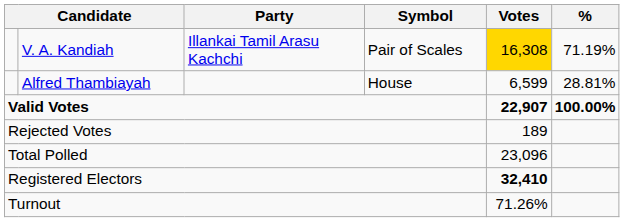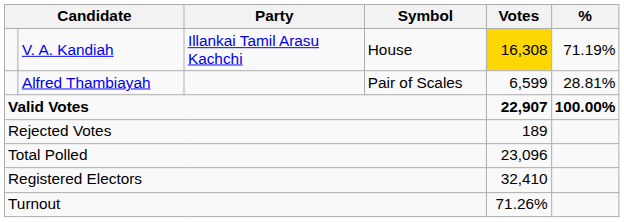(415, 49) Pair of Scales -> (390, 49) House
(390, 82) House -> (415, 82) Pair of Scales
(524, 180) bold -> (524, 180) normal
